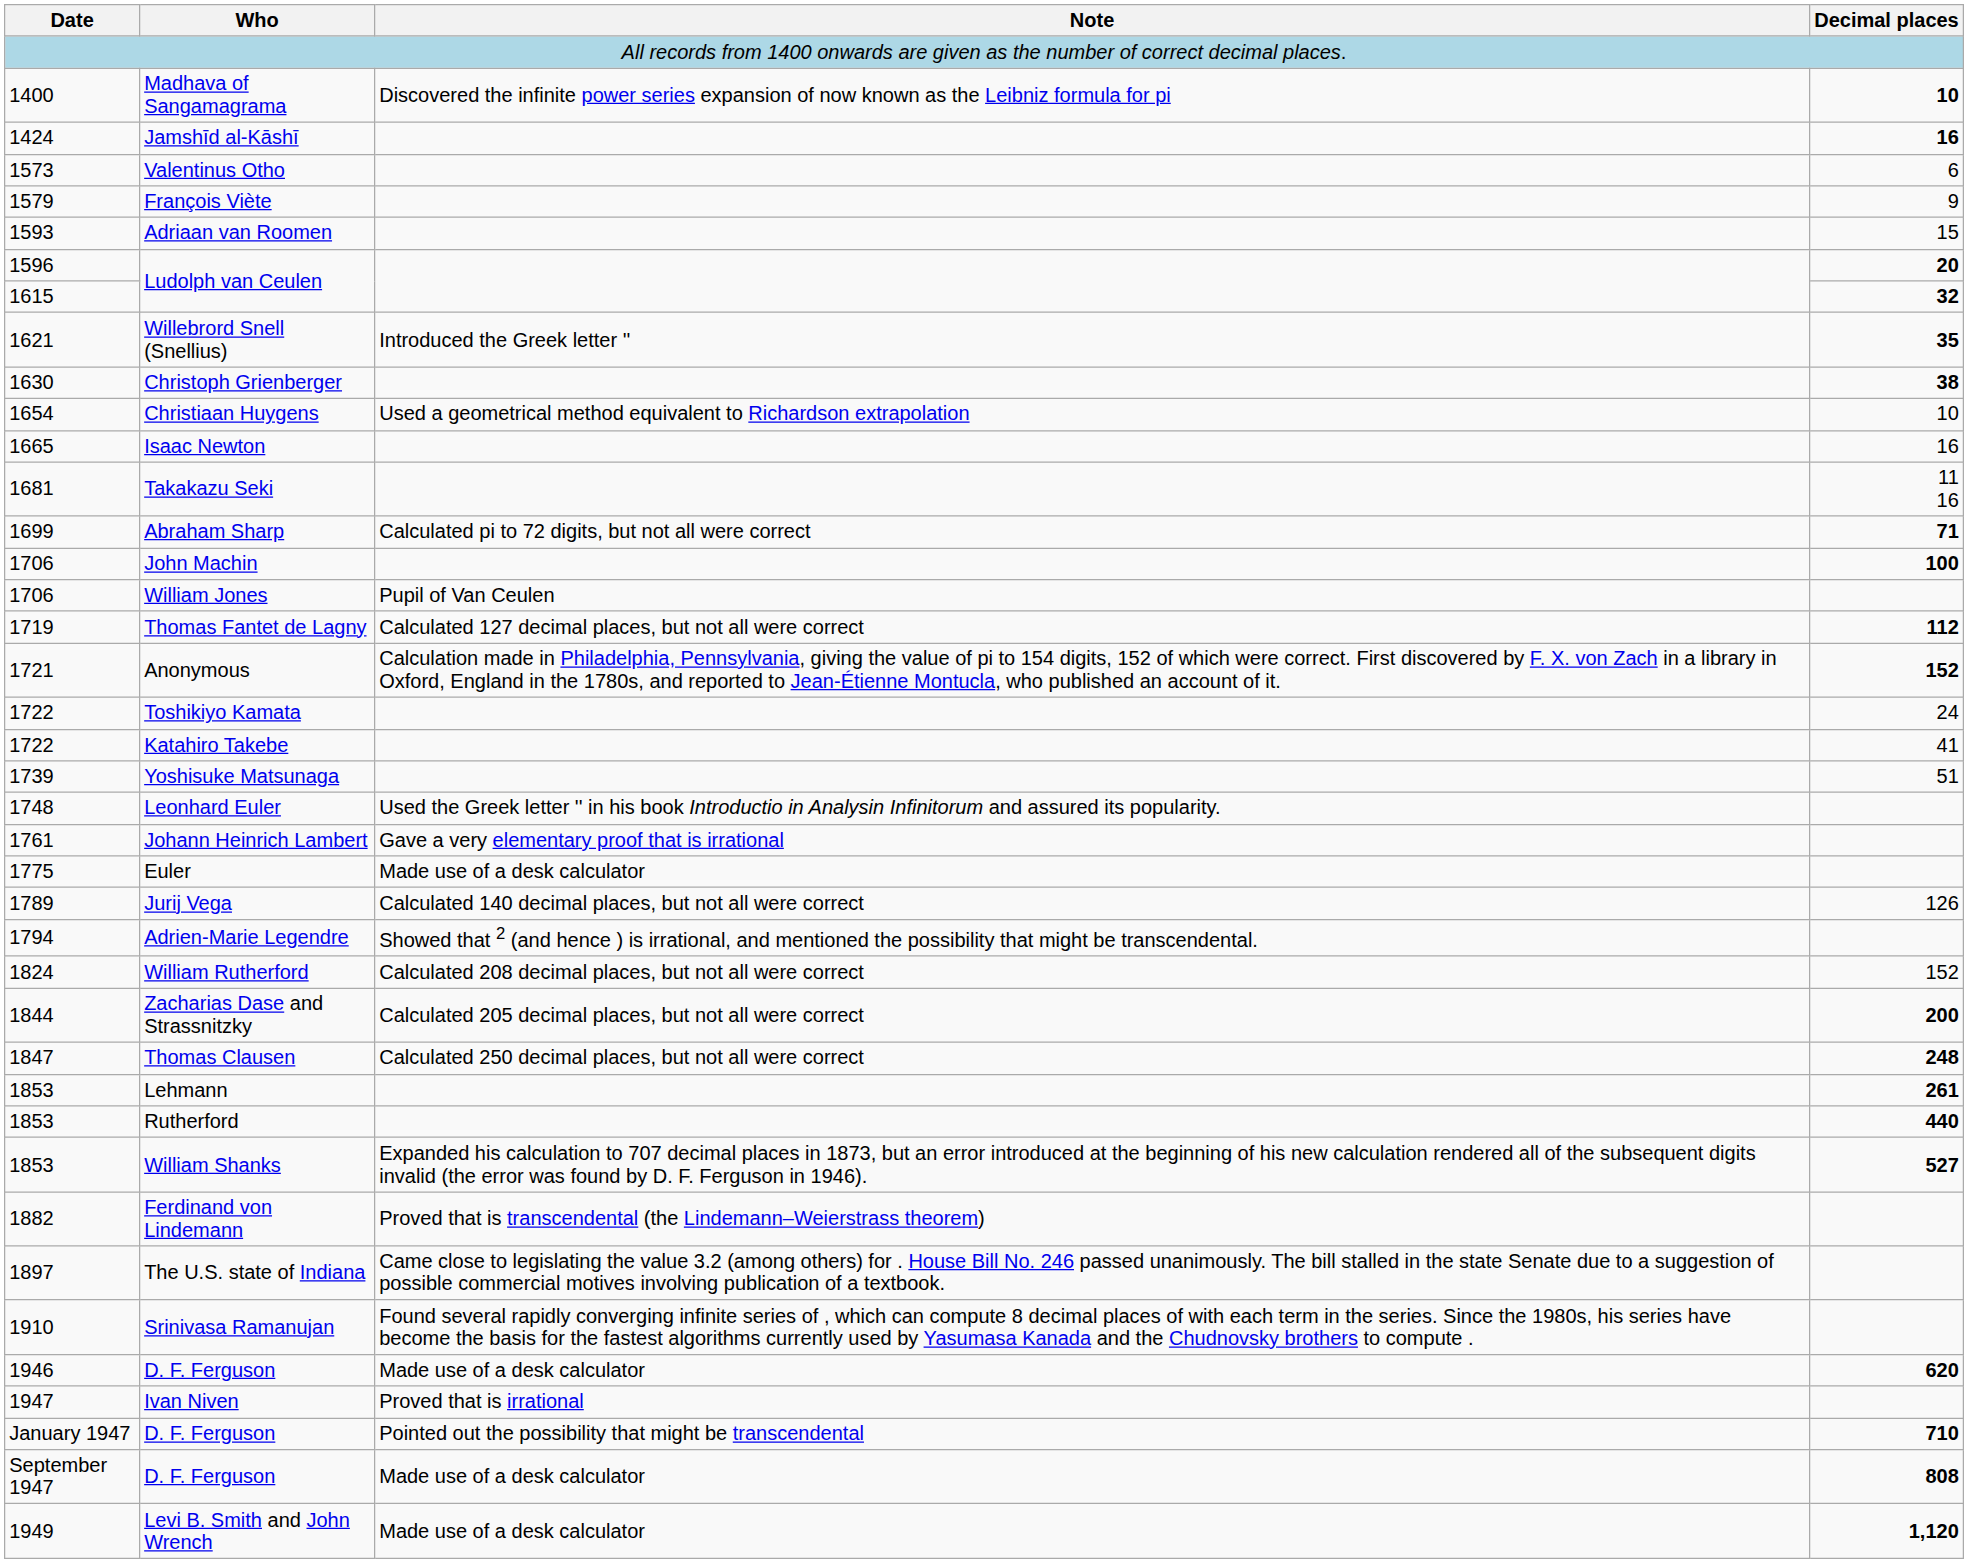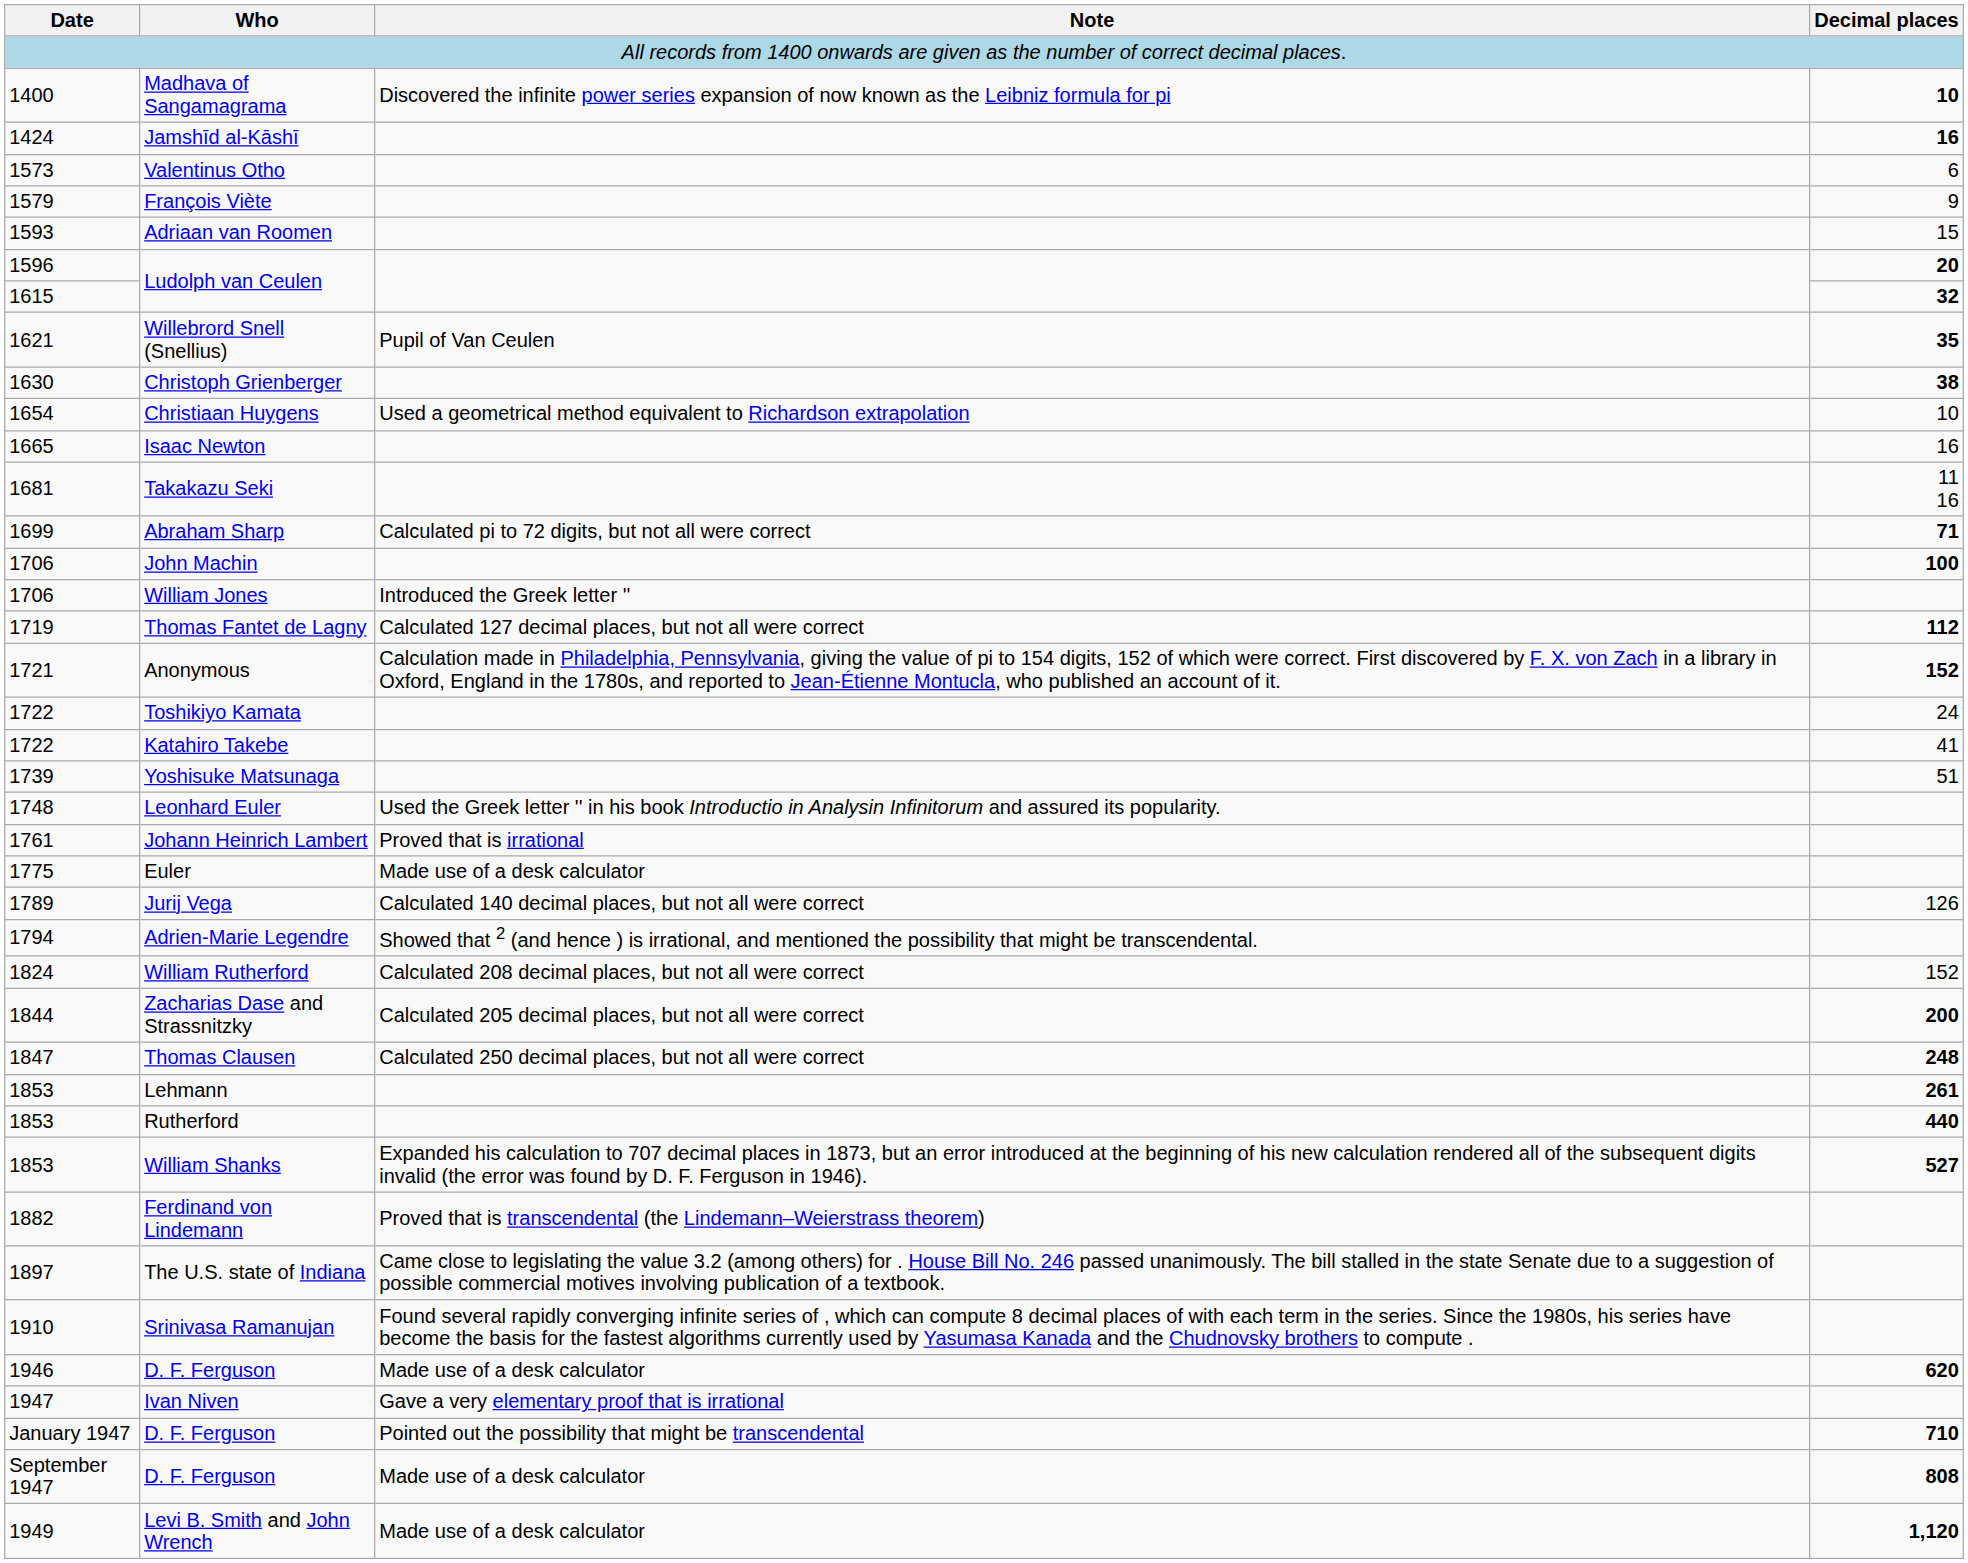(505, 339) Introduced the Greek letter '' -> (467, 339) Pupil of Van Ceulen
(467, 595) Pupil of Van Ceulen -> (505, 595) Introduced the Greek letter ''
(582, 839) Gave a very elementary proof that is irrational -> (481, 839) Proved that is irrational
(481, 1401) Proved that is irrational -> (582, 1401) Gave a very elementary proof that is irrational
